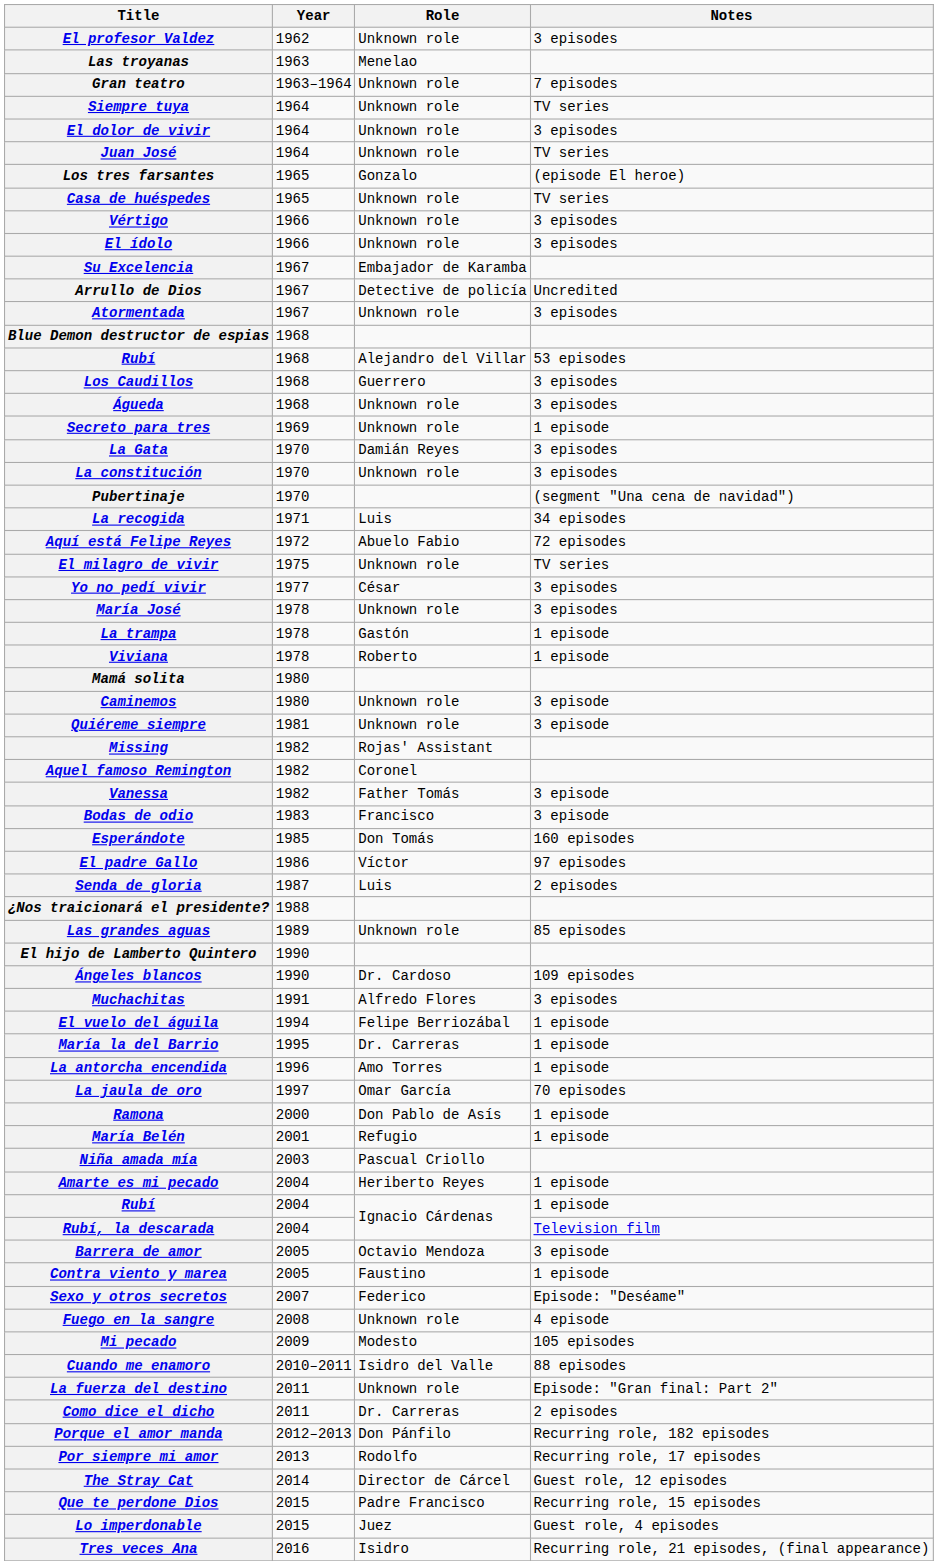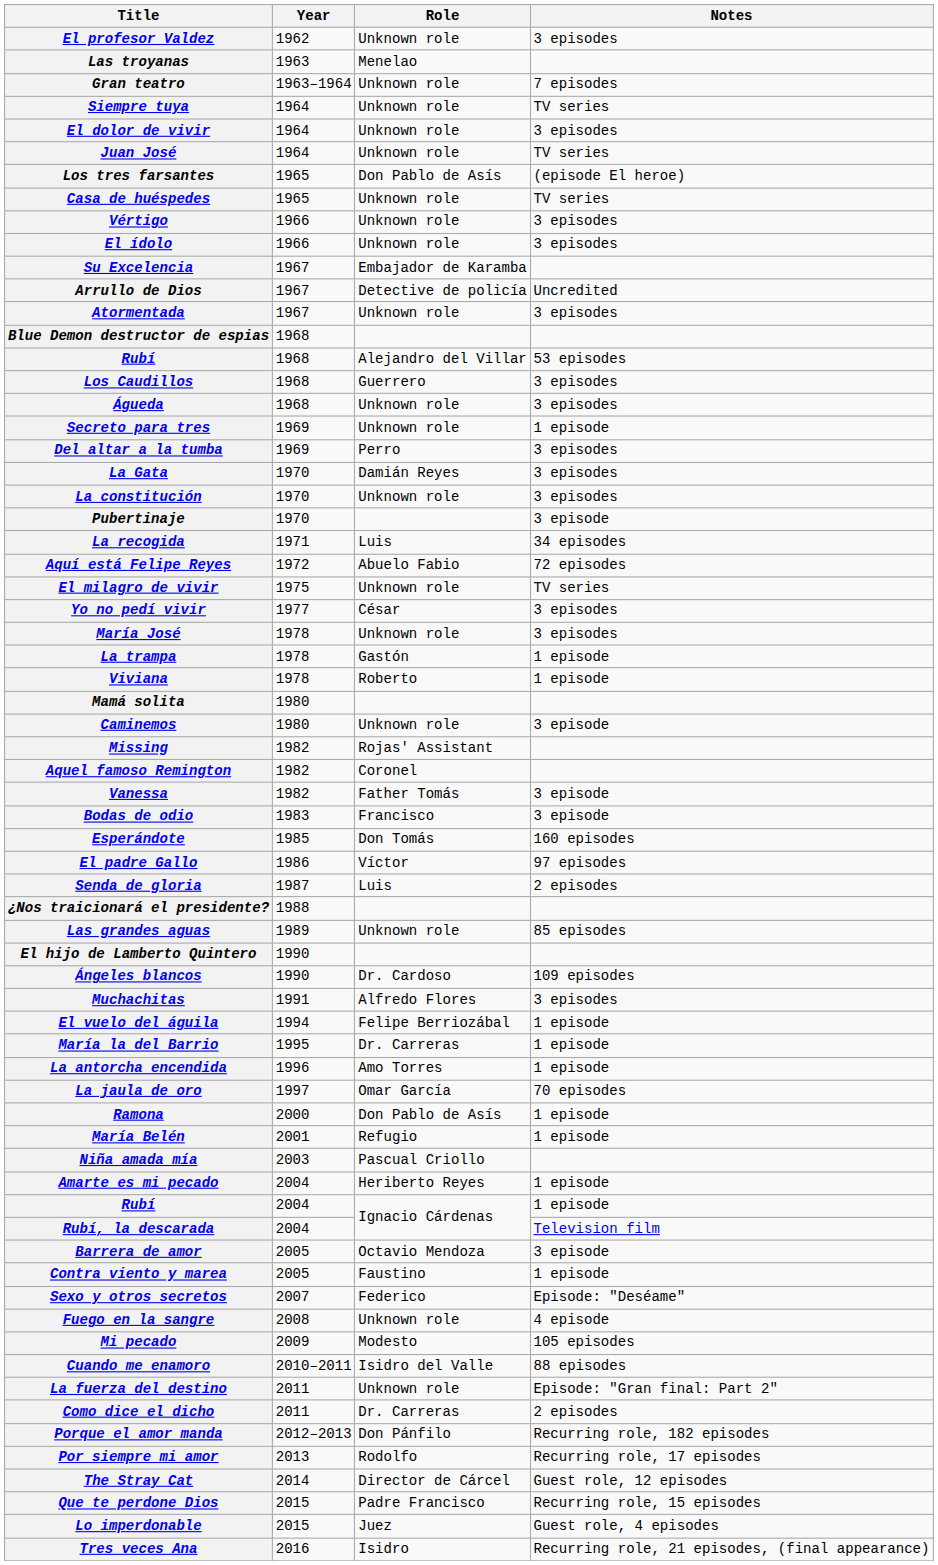(388, 176) Gonzalo -> (430, 176) Don Pablo de Asís
+ row: (138, 451)
(664, 497) (segment "Una cena de navidad") -> (571, 519) 3 episode
- row: (138, 725)
